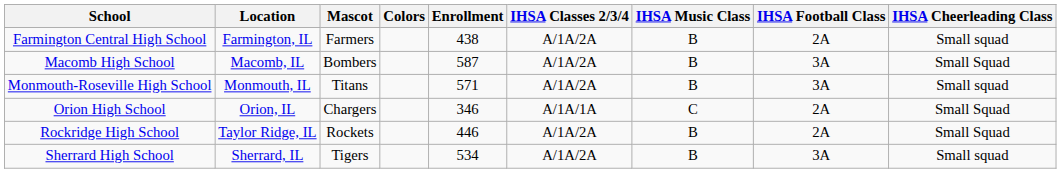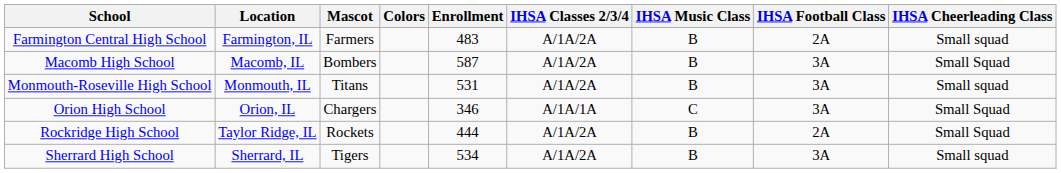(468, 39) 438 -> (468, 39) 483
(468, 86) 571 -> (468, 86) 531
(821, 109) 2A -> (821, 109) 3A
(468, 132) 446 -> (468, 132) 444
